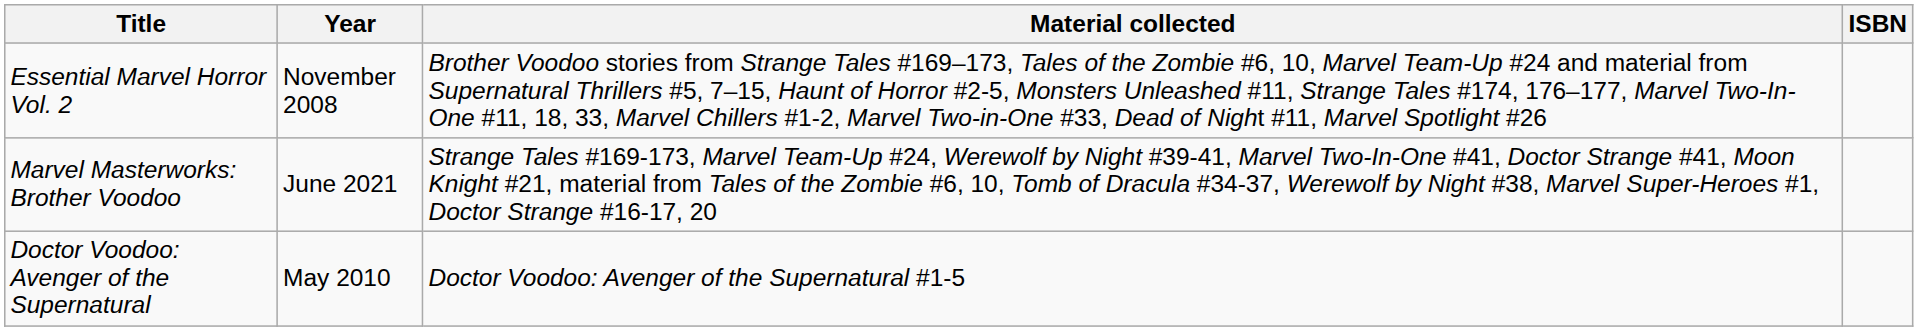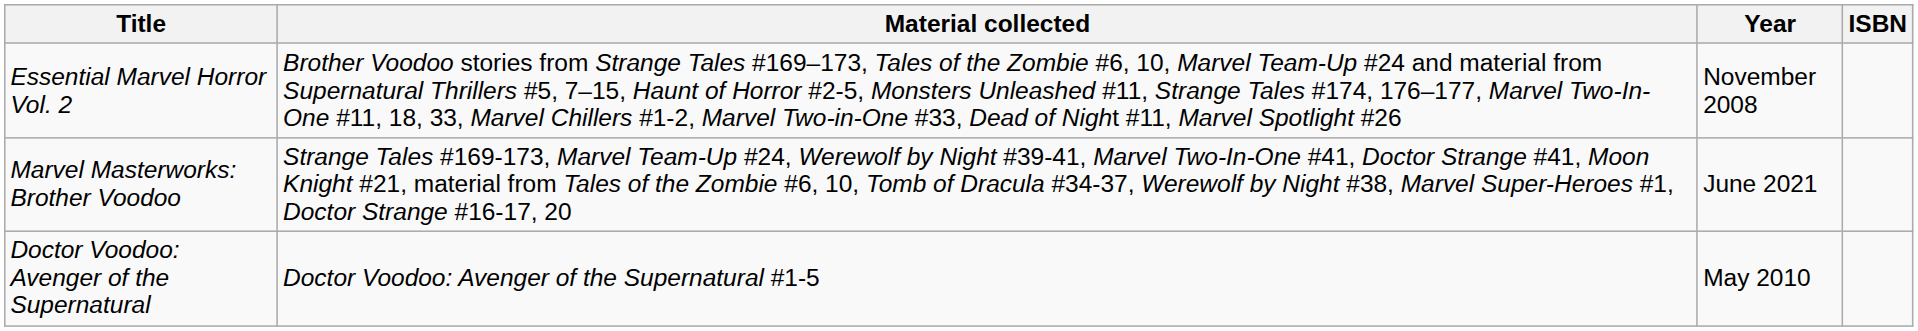columns swapped: (1133, 23) <-> (350, 23)
